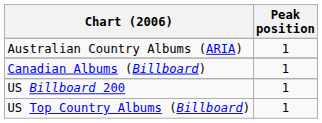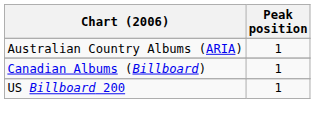- row: (129, 108)
